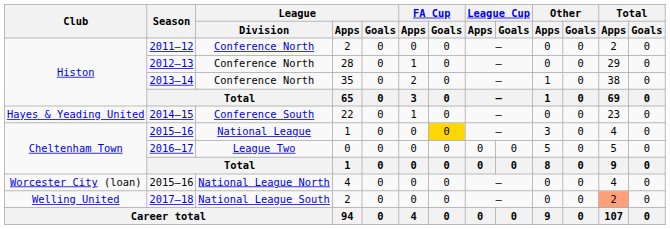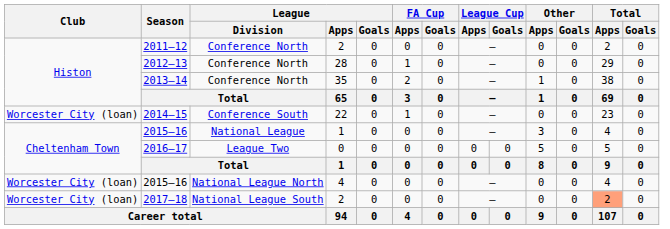(76, 115) Hayes & Yeading United -> (73, 115) Worcester City (loan)
(447, 132) gold background -> (440, 132) no background
(76, 199) Welling United -> (73, 199) Worcester City (loan)
